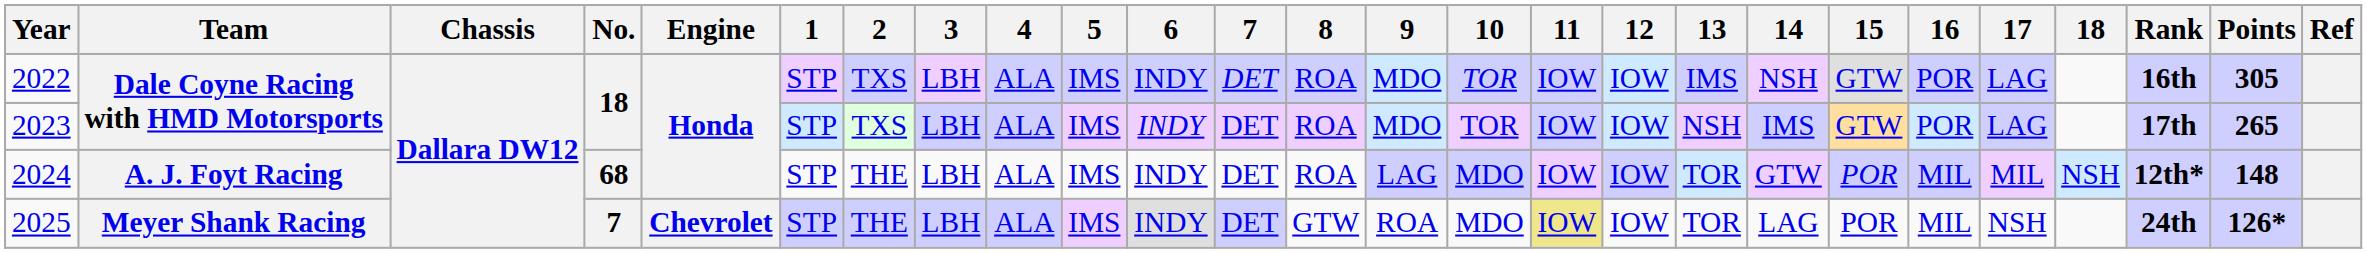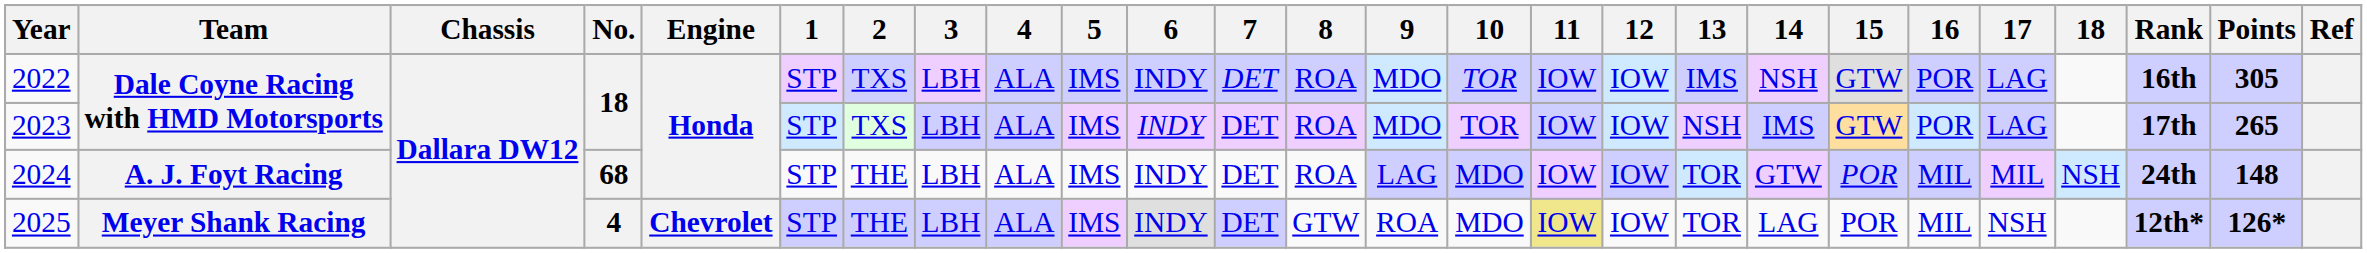(2169, 174) 12th* -> (2169, 174) 24th
(614, 222) 7 -> (614, 222) 4
(2169, 222) 24th -> (2169, 222) 12th*
